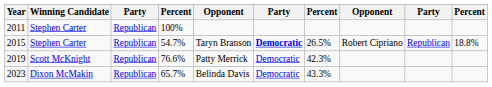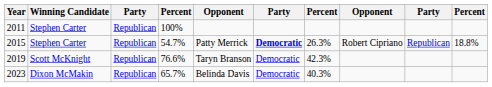(224, 43) Taryn Branson -> (222, 43) Patty Merrick
(319, 43) 26.5% -> (319, 43) 26.3%
(222, 58) Patty Merrick -> (224, 58) Taryn Branson
(319, 74) 43.3% -> (319, 74) 40.3%
